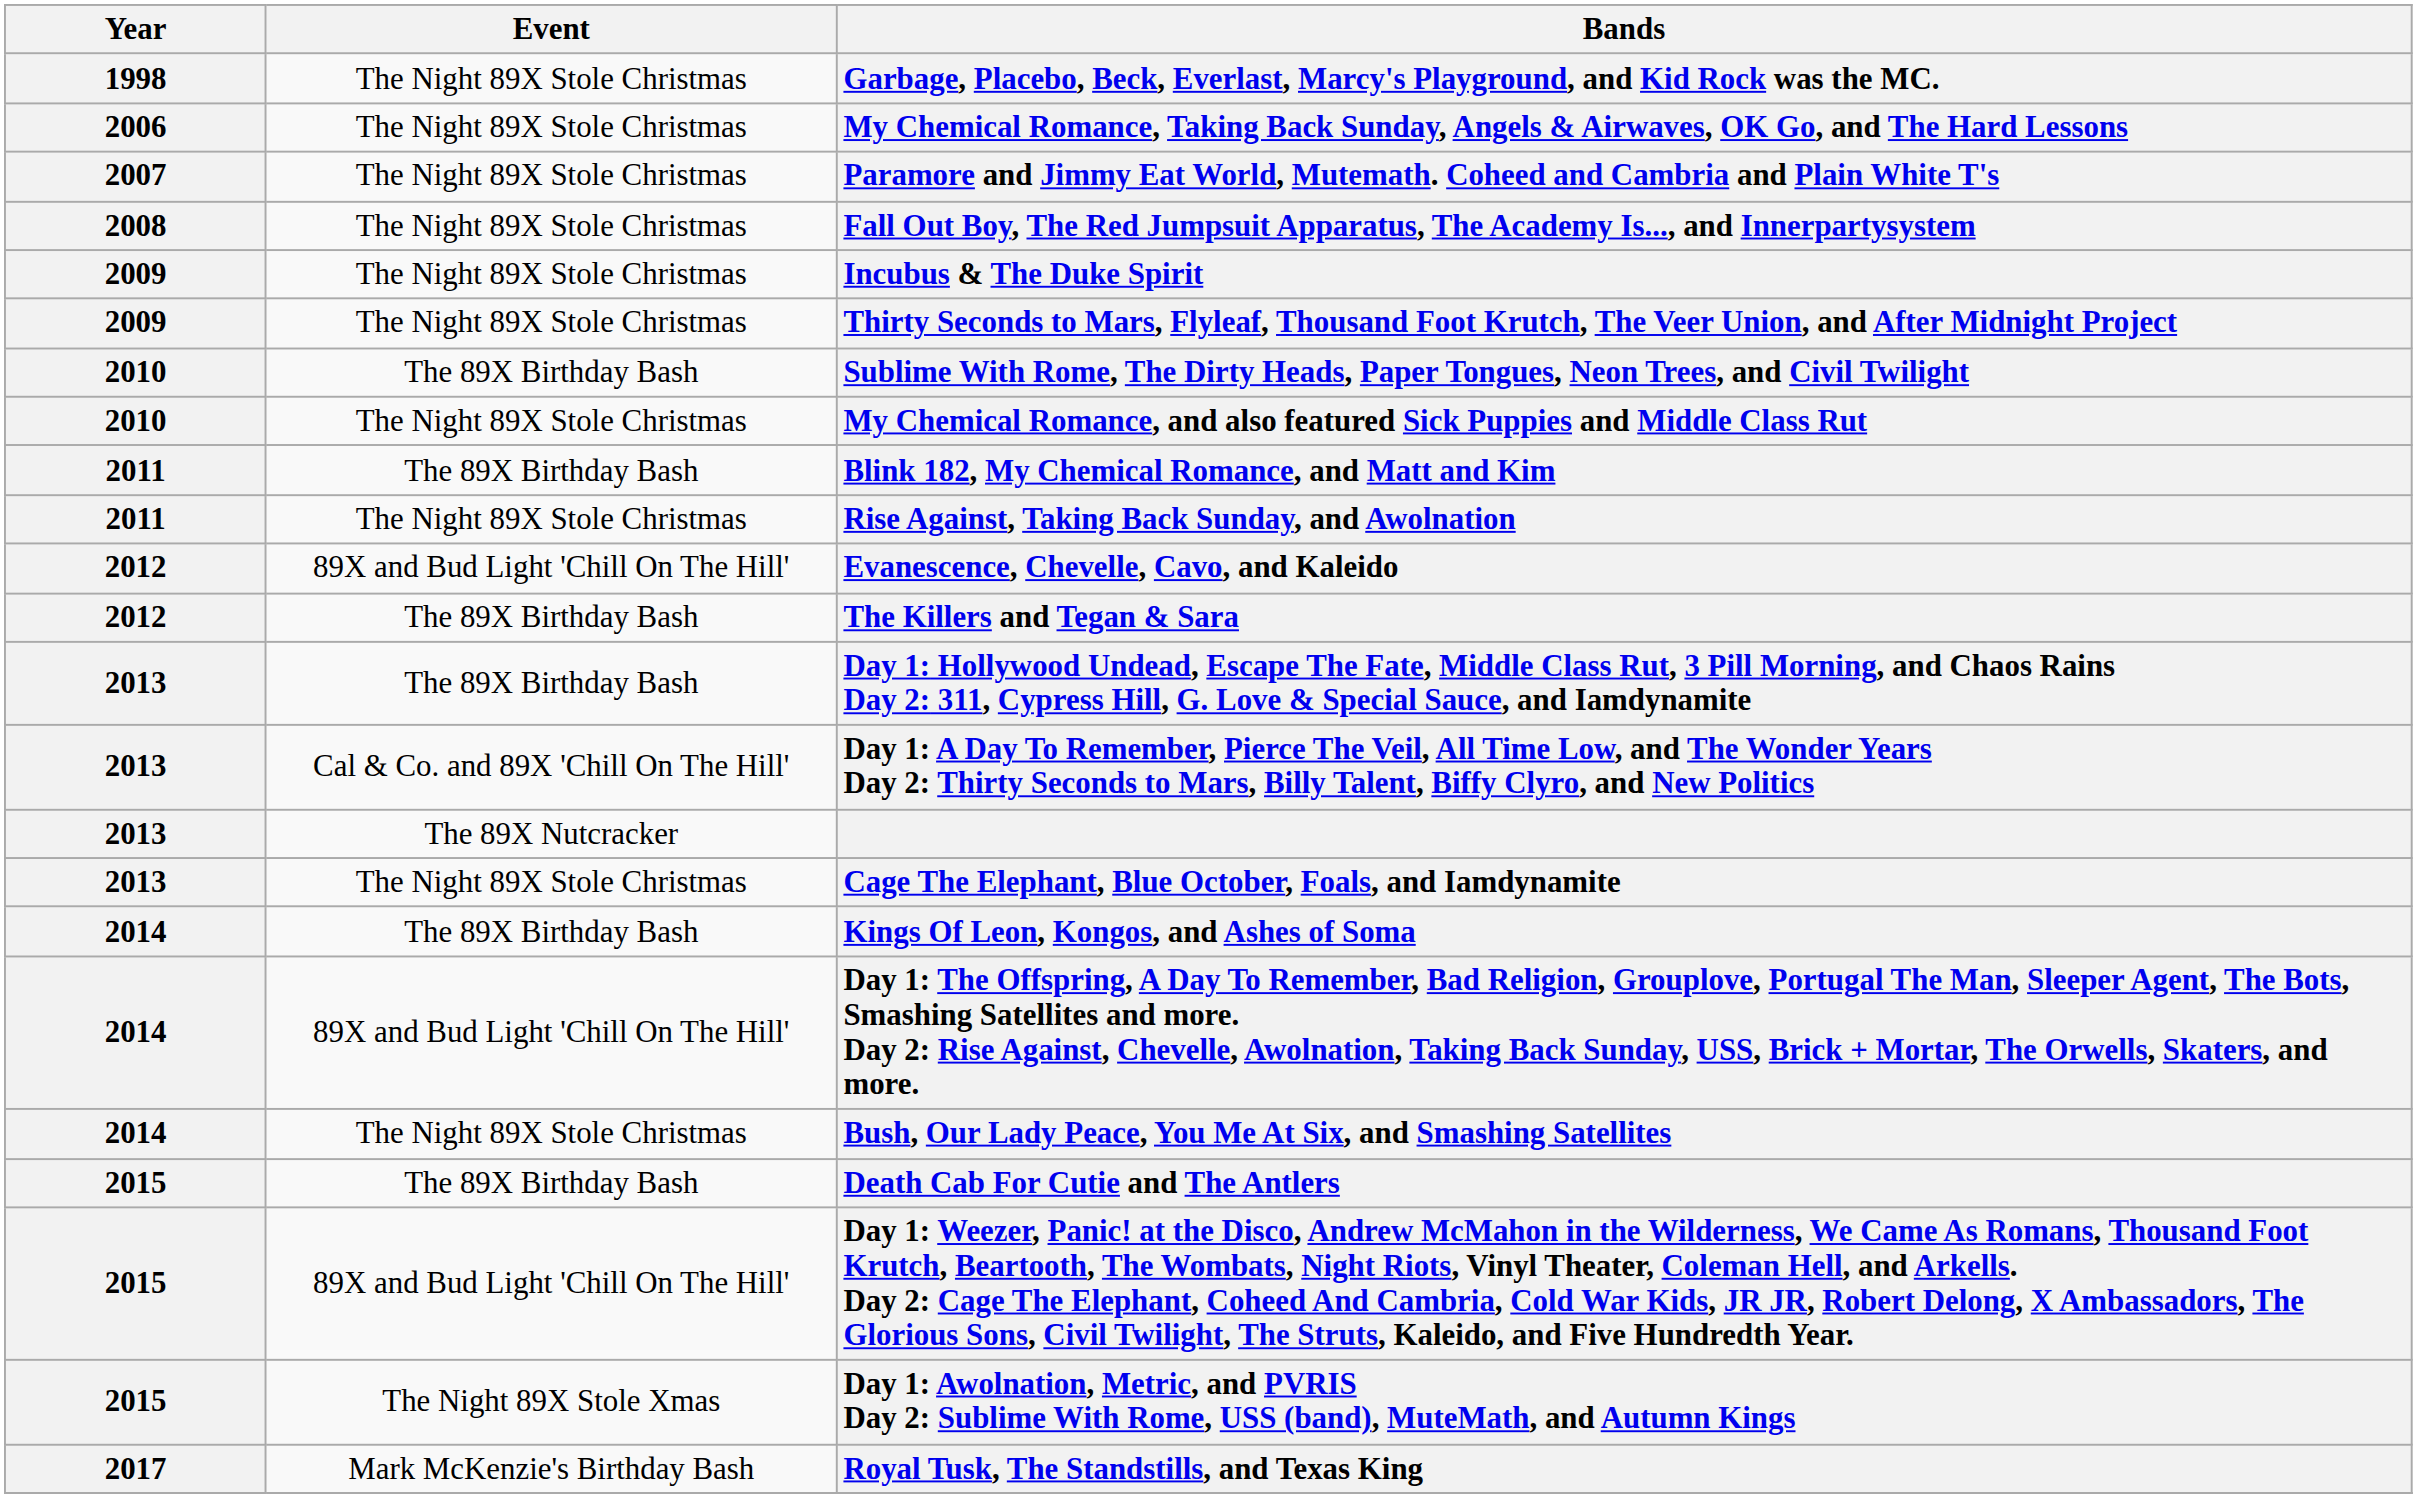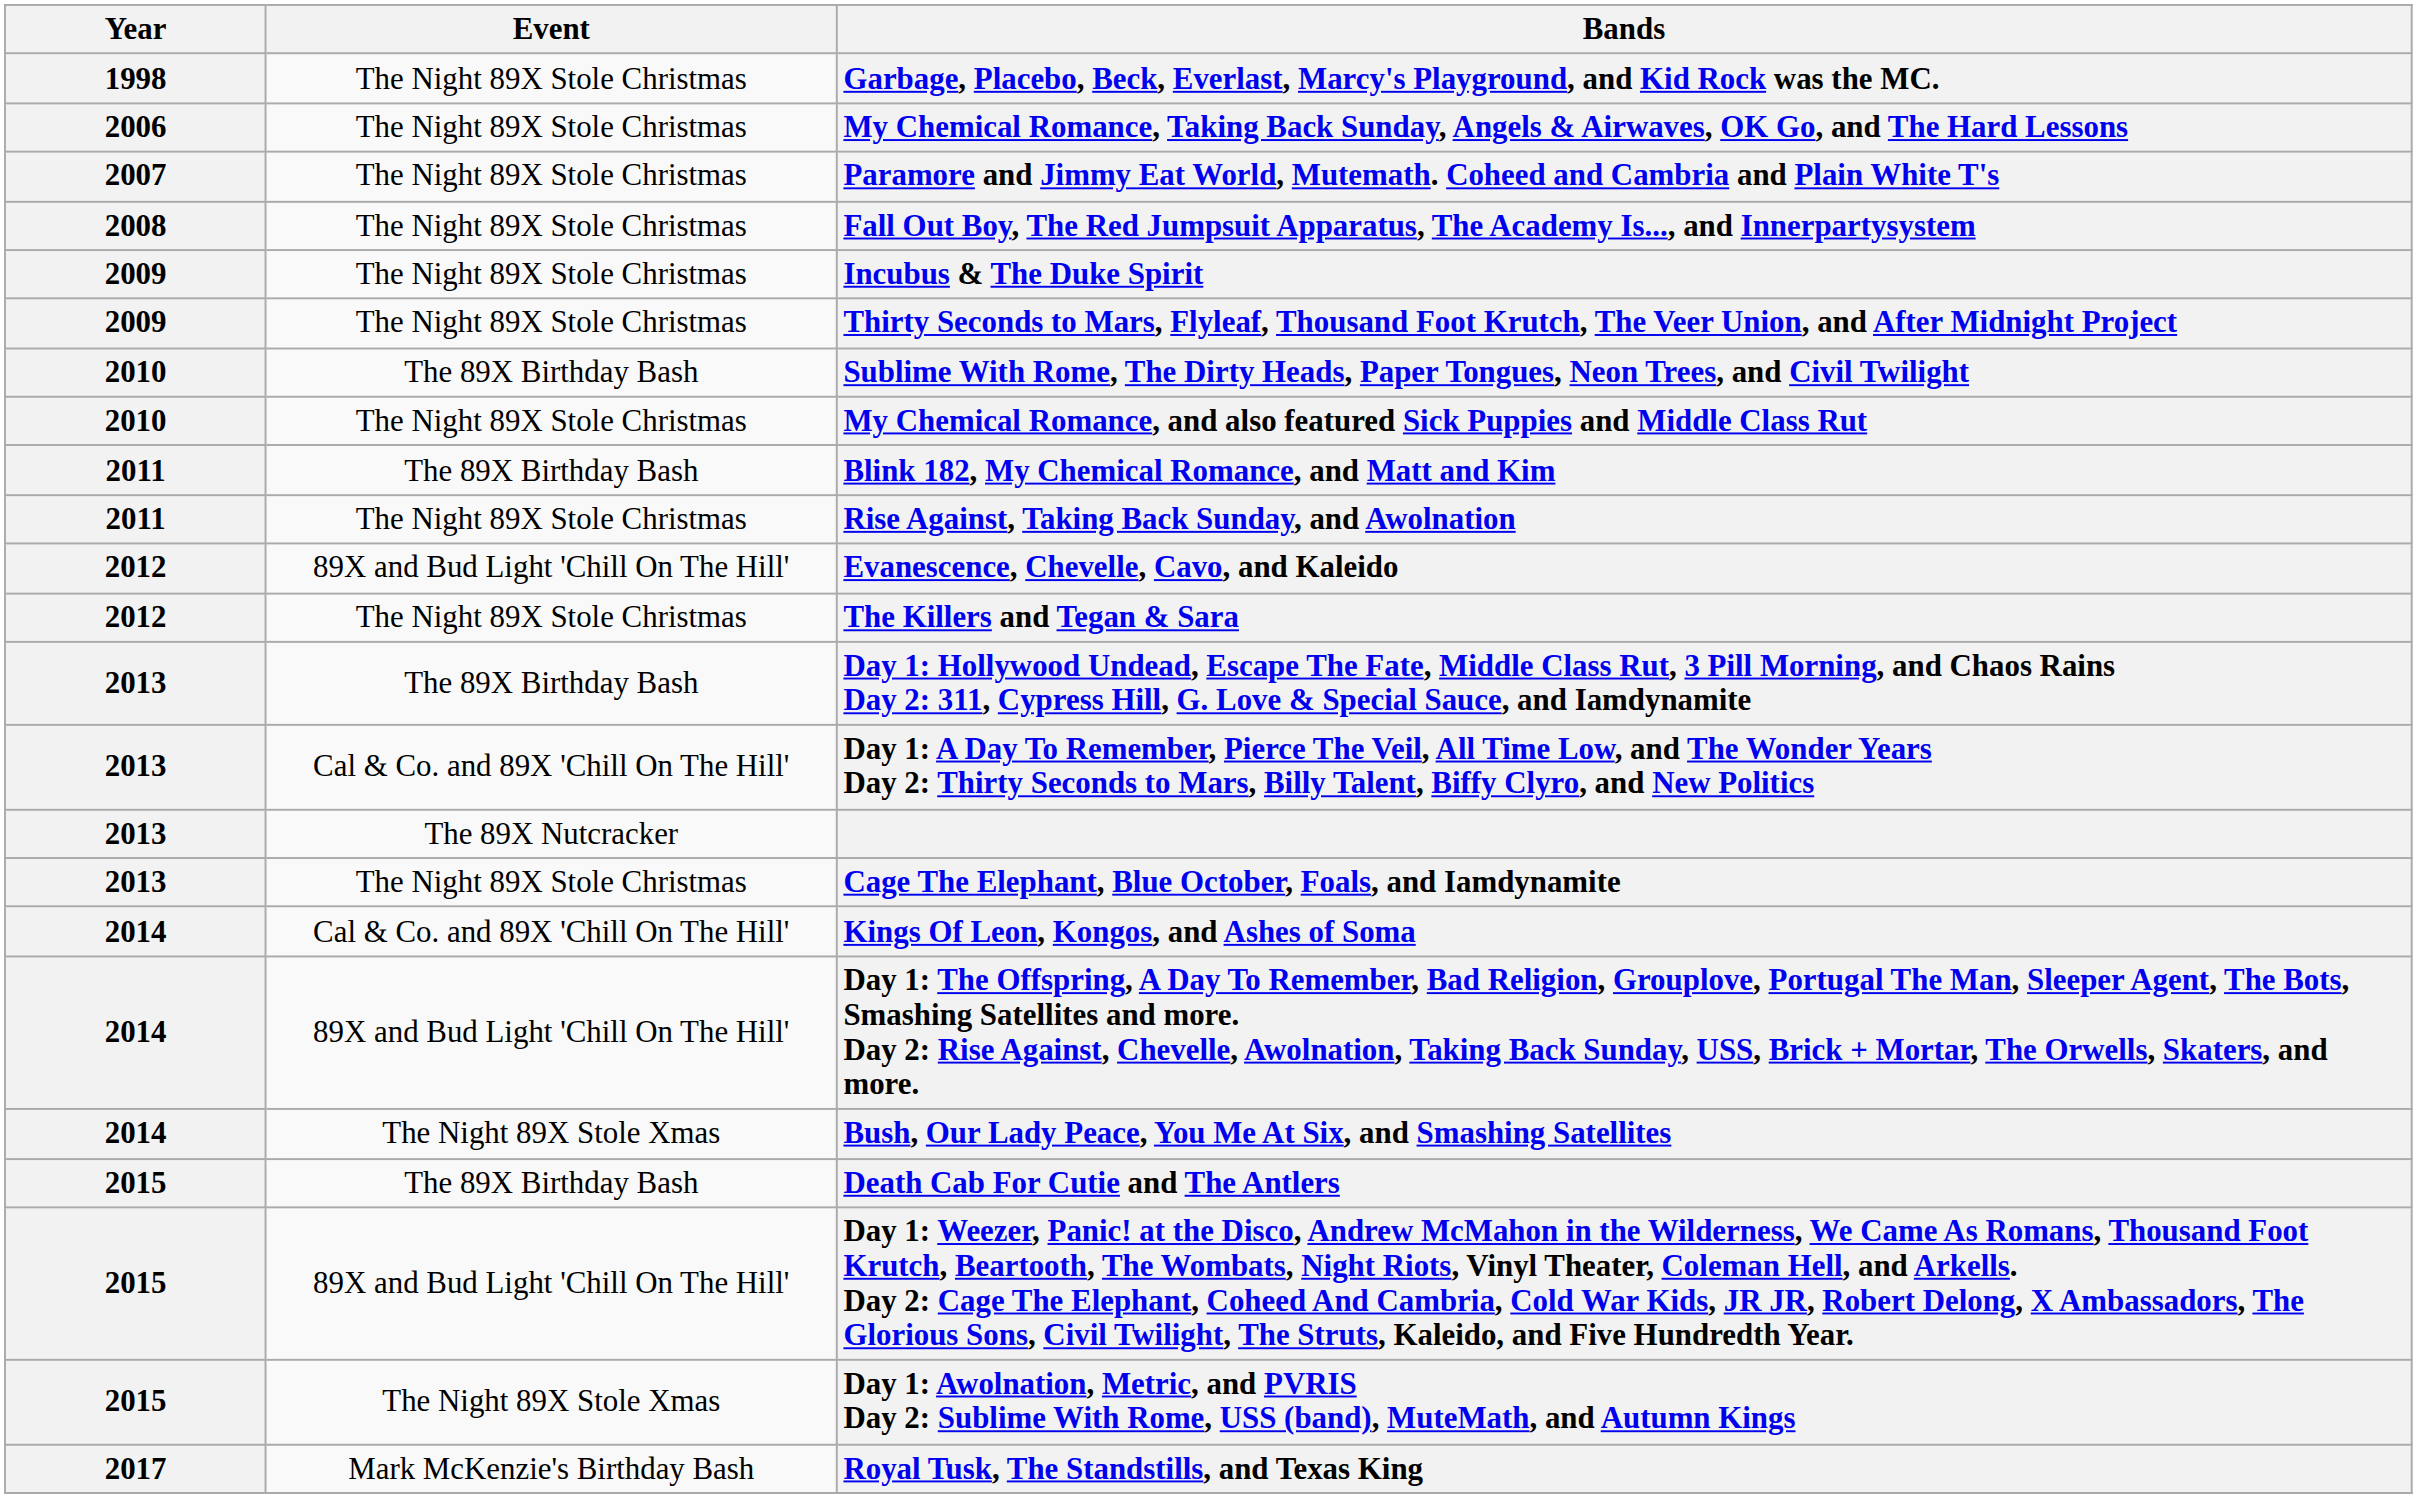(551, 616) The 89X Birthday Bash -> (551, 616) The Night 89X Stole Christmas
(551, 931) The 89X Birthday Bash -> (551, 931) Cal & Co. and 89X 'Chill On The Hill'
(551, 1133) The Night 89X Stole Christmas -> (551, 1133) The Night 89X Stole Xmas
